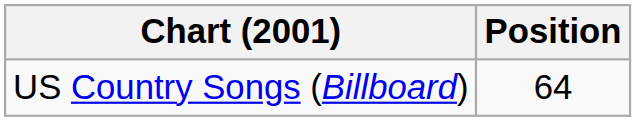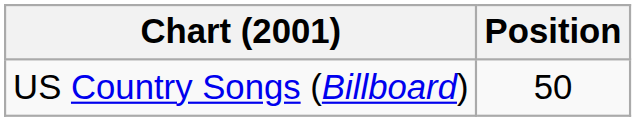(553, 87) 64 -> (553, 87) 50
